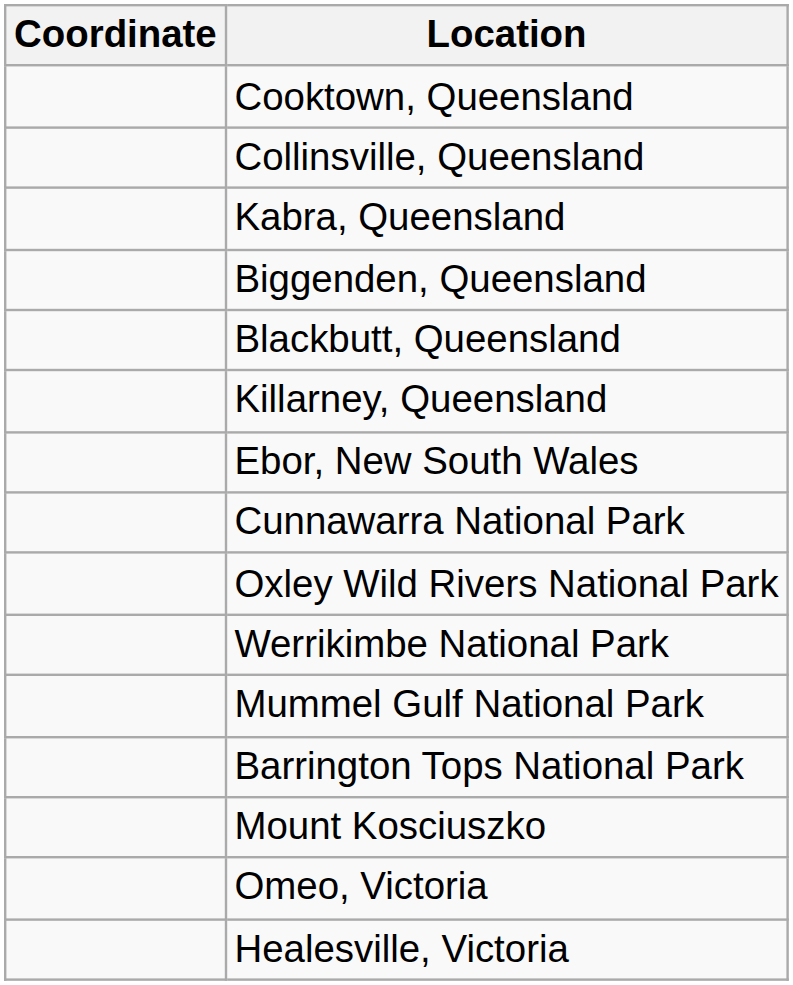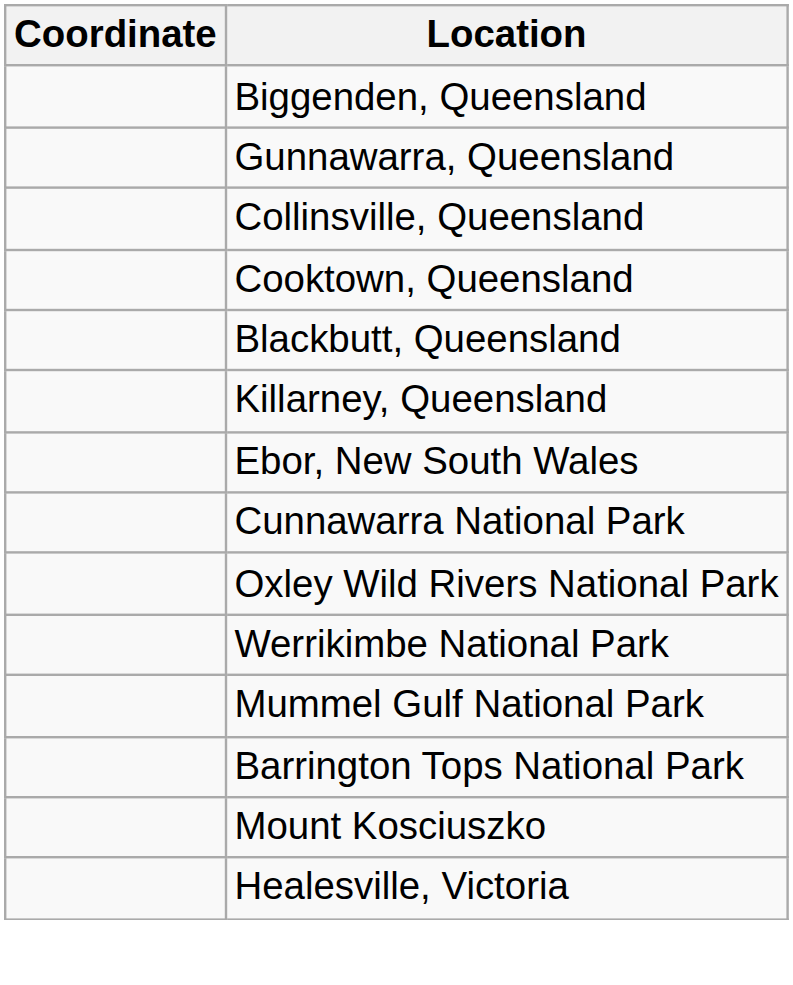rows swapped: (434, 95) <-> (440, 278)
+ row: (454, 156)
- row: (400, 217)
- row: (361, 887)
